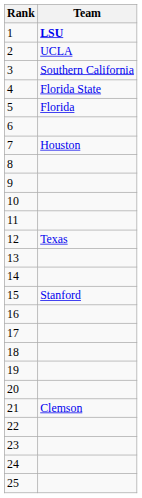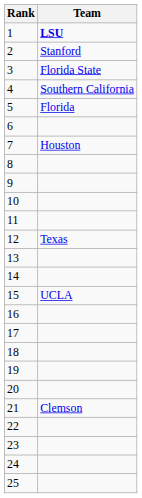(56, 51) UCLA -> (61, 51) Stanford
(87, 70) Southern California -> (71, 70) Florida State
(71, 88) Florida State -> (87, 88) Southern California
(61, 295) Stanford -> (56, 295) UCLA
